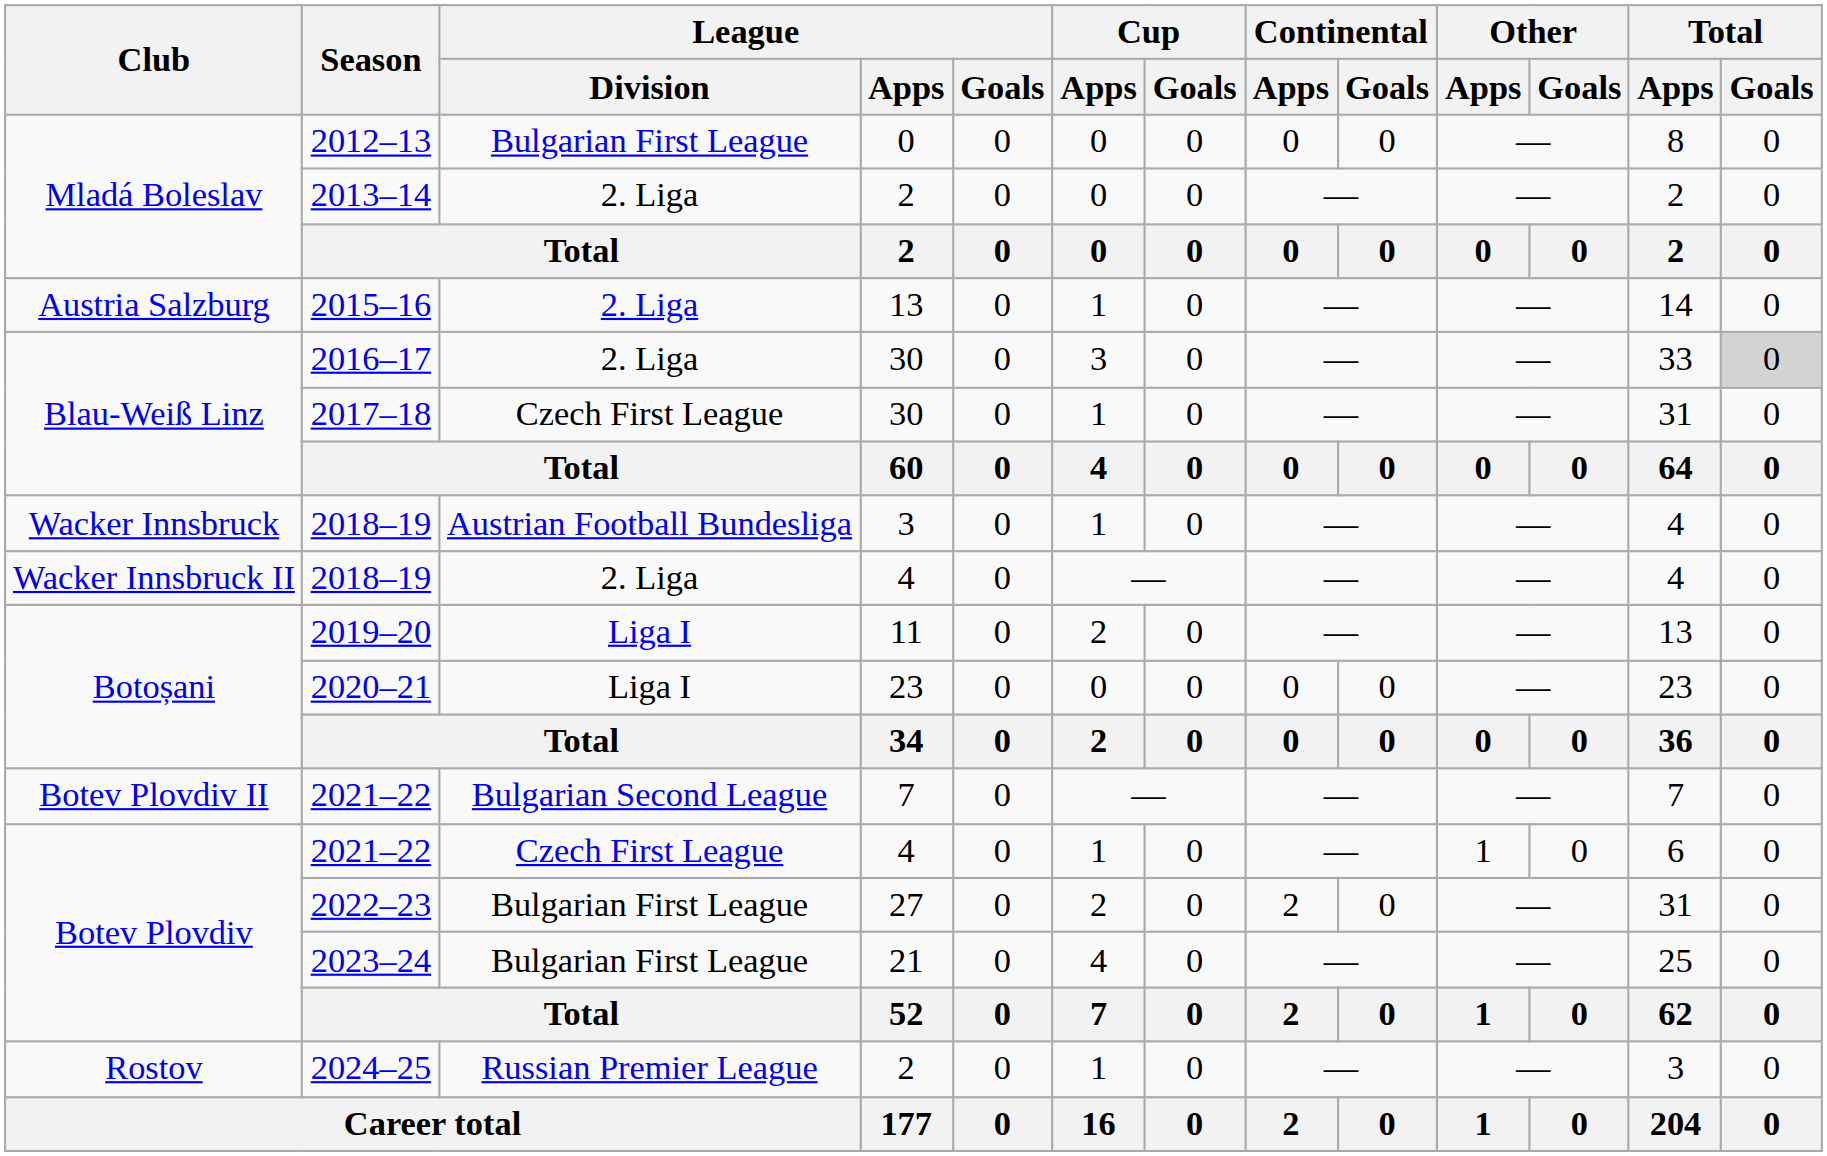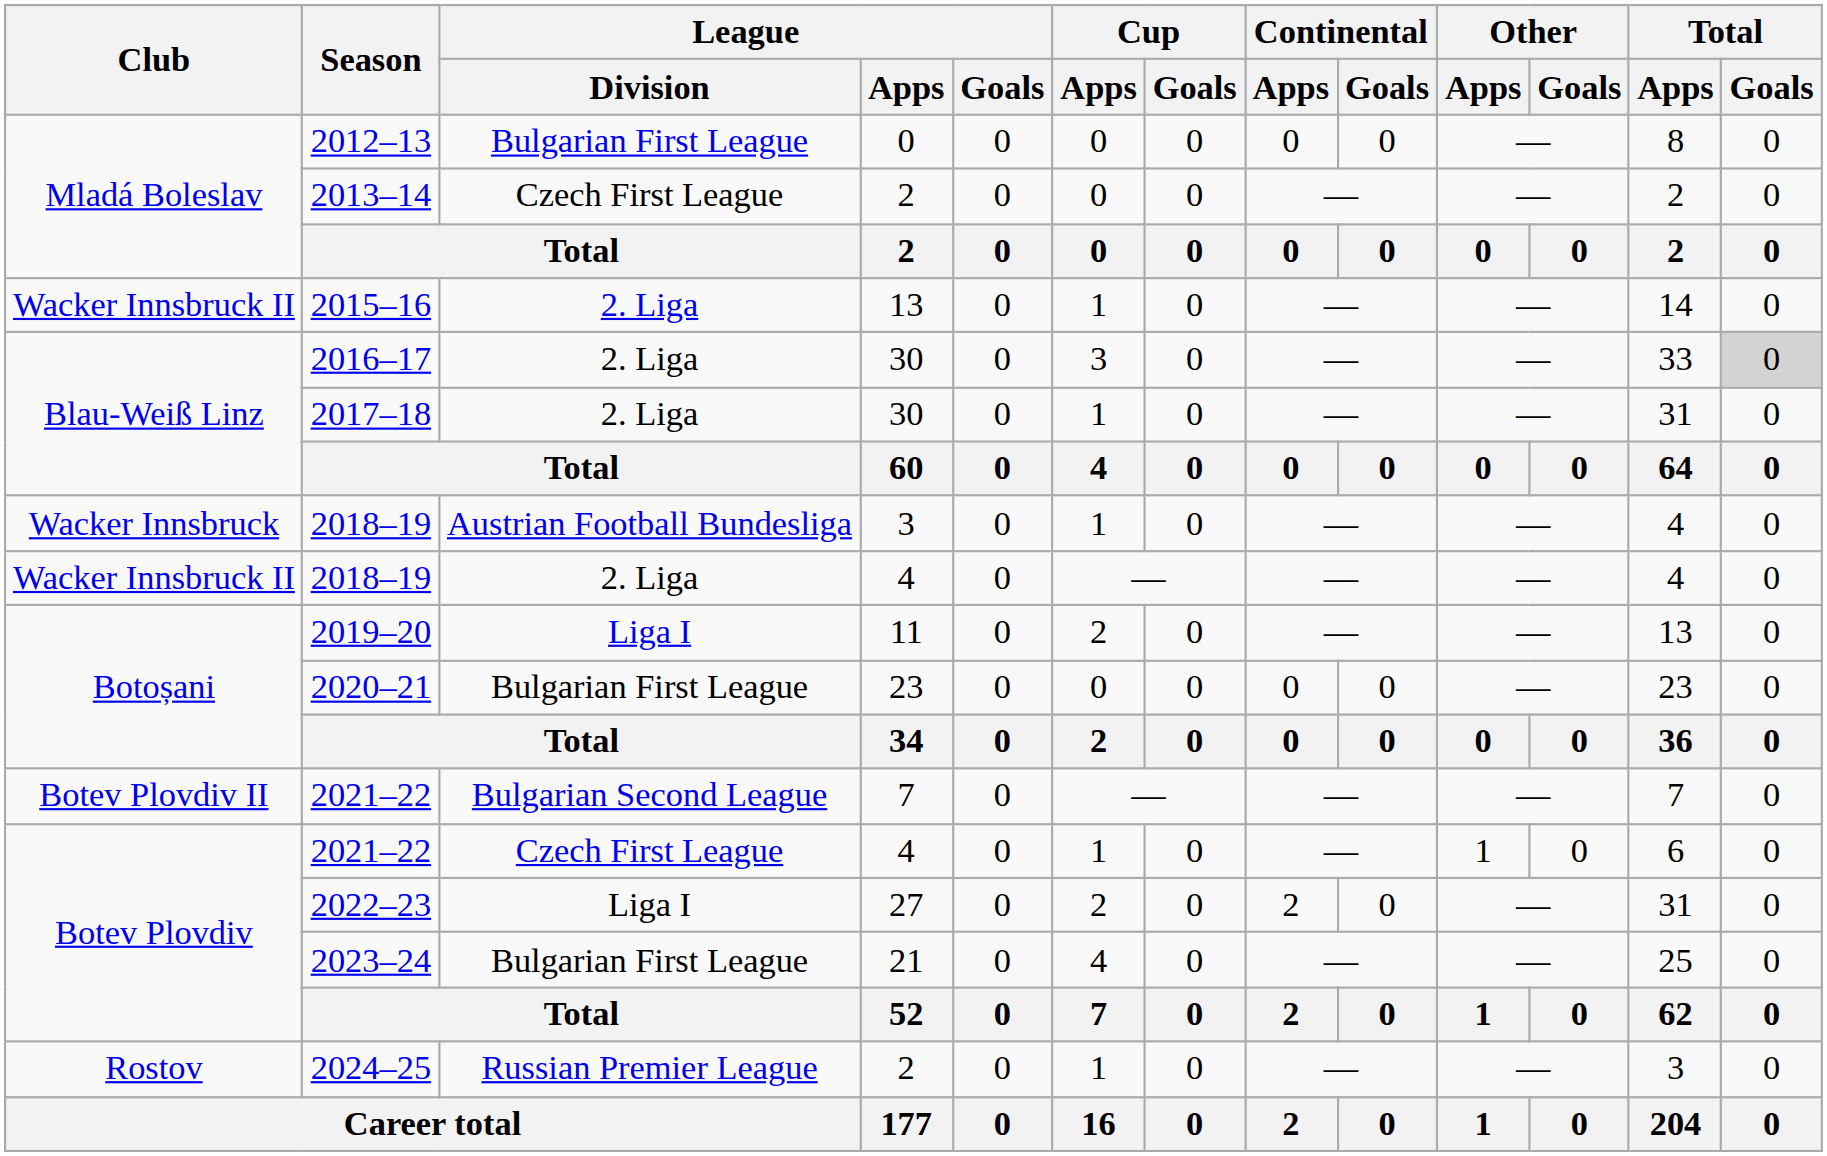(650, 195) 2. Liga -> (650, 195) Czech First League
(154, 304) Austria Salzburg -> (154, 304) Wacker Innsbruck II
(650, 413) Czech First League -> (650, 413) 2. Liga
(650, 686) Liga I -> (650, 686) Bulgarian First League
(650, 904) Bulgarian First League -> (650, 904) Liga I
